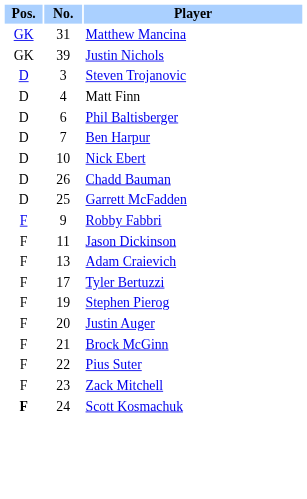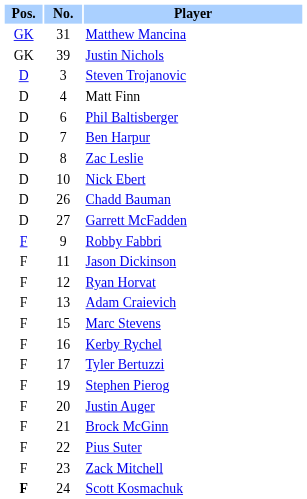+ row: (114, 158)
(63, 200) 25 -> (63, 220) 27
+ row: (121, 282)
+ row: (123, 323)
+ row: (124, 344)
